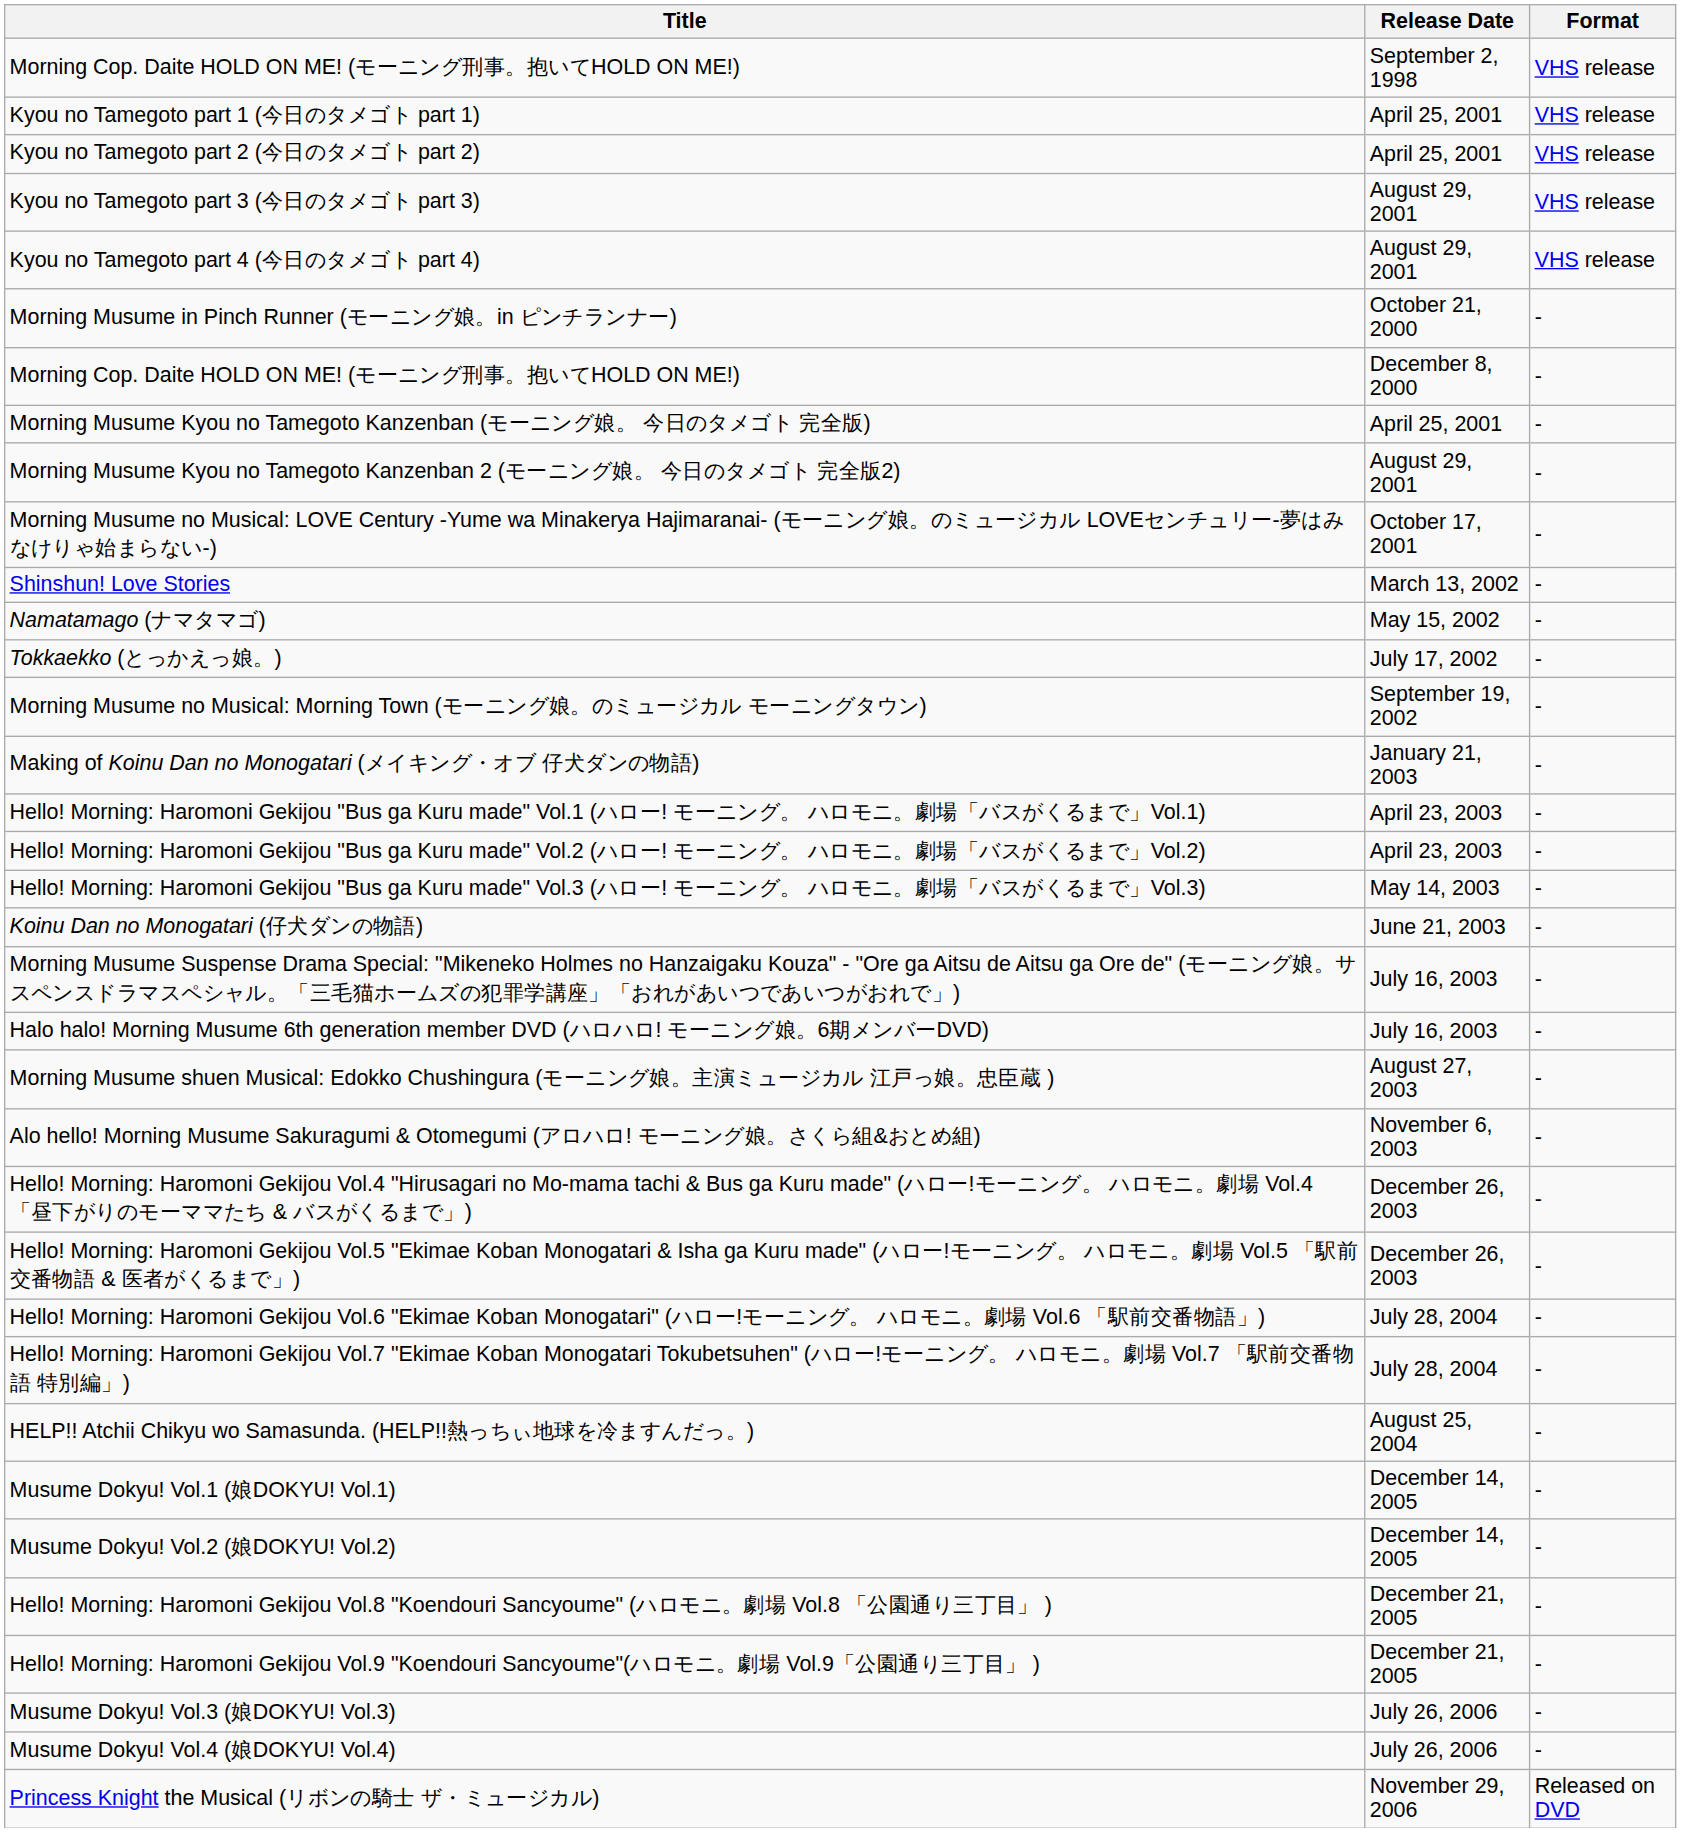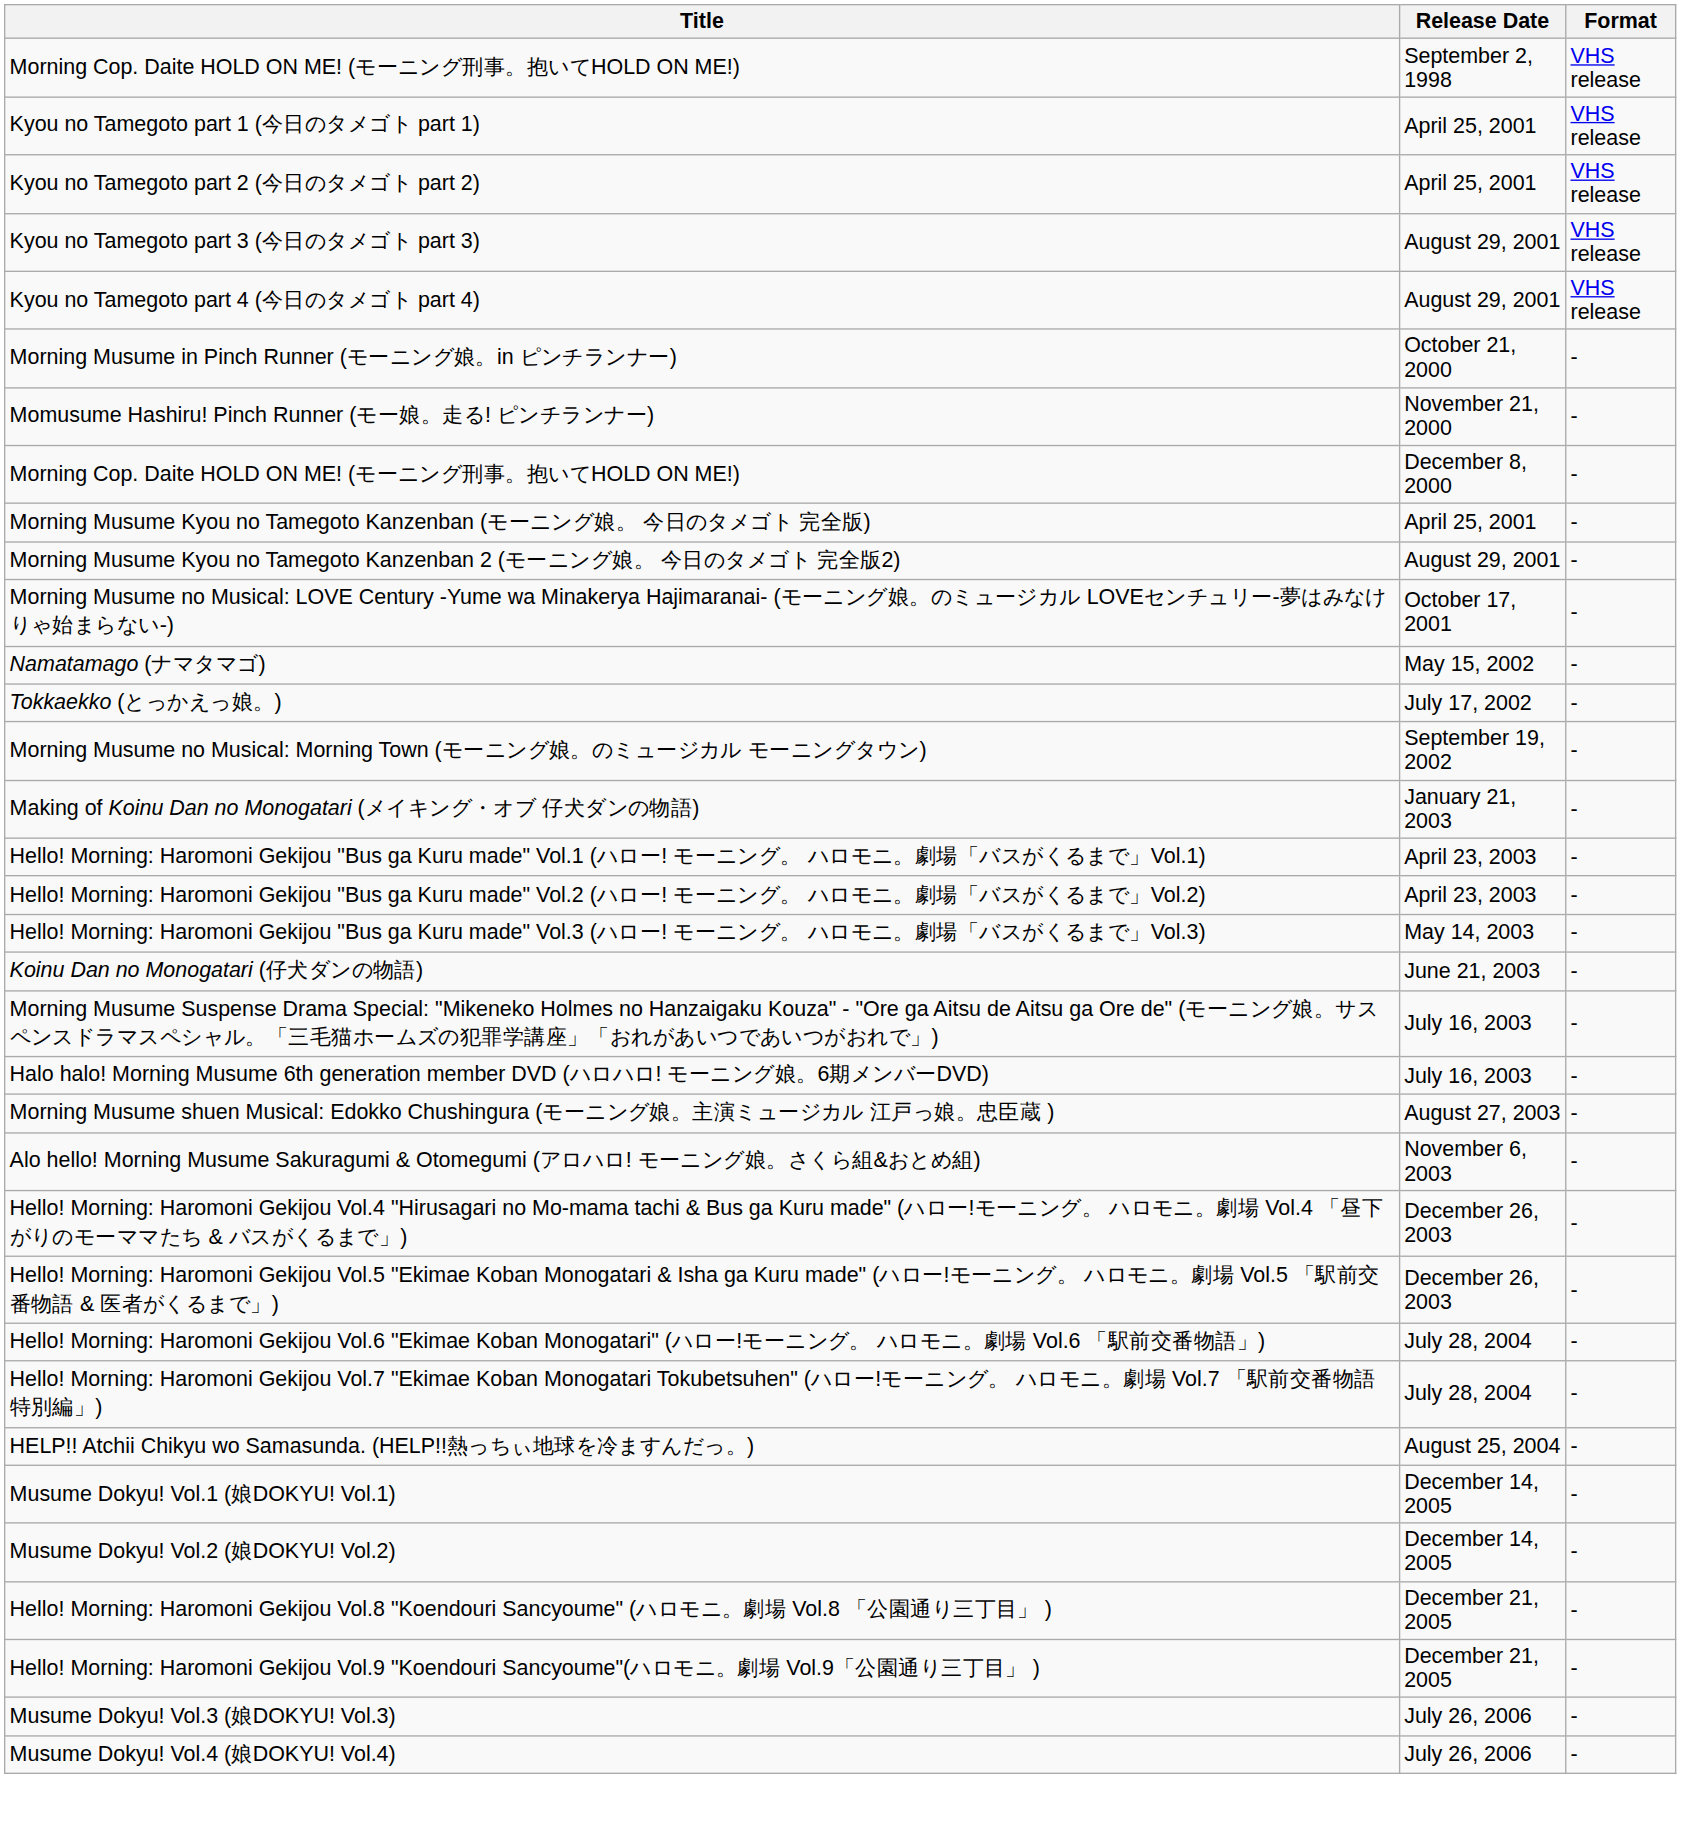+ row: (332, 415)
- row: (120, 584)
- row: (304, 1797)
